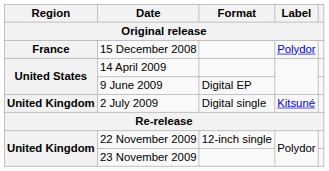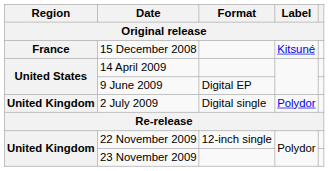(296, 49) Polydor -> (296, 49) Kitsuné
(296, 103) Kitsuné -> (296, 103) Polydor
